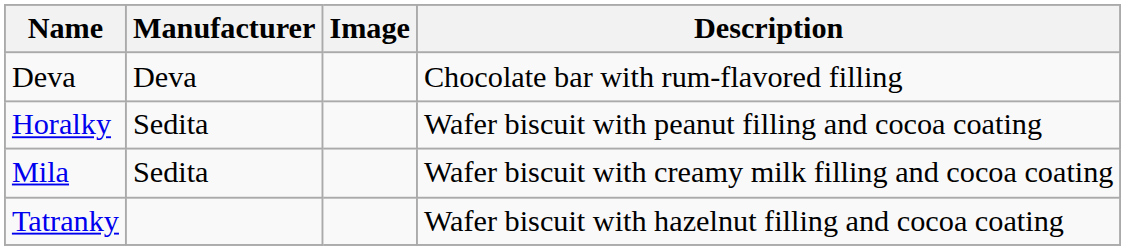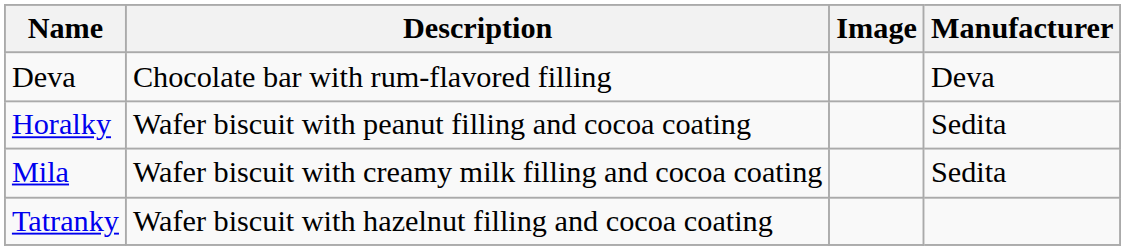columns swapped: (224, 28) <-> (769, 28)
